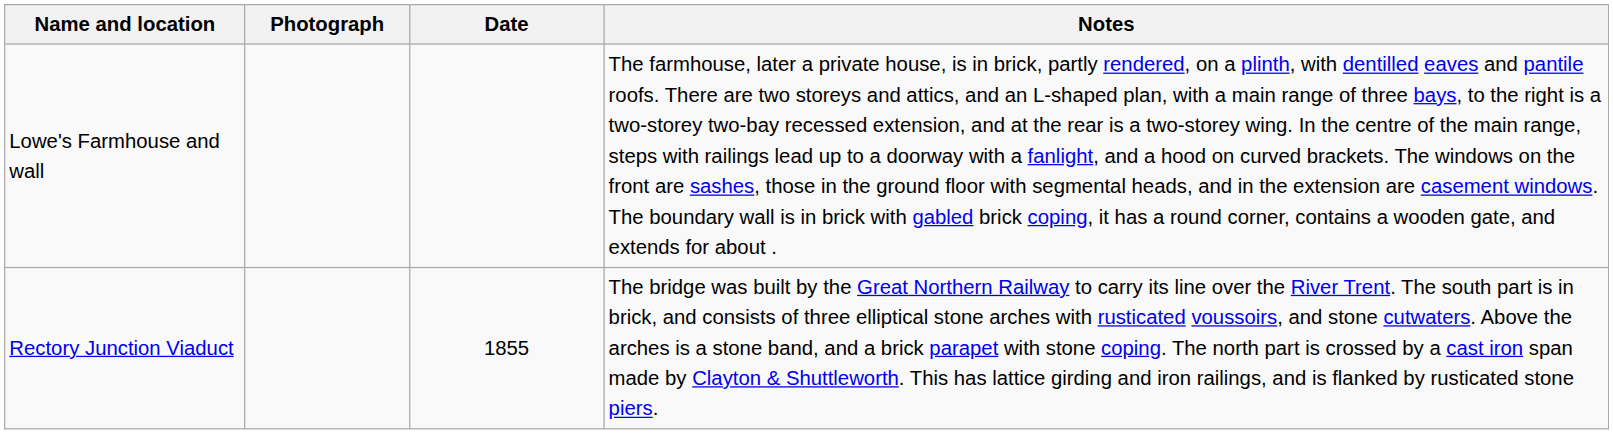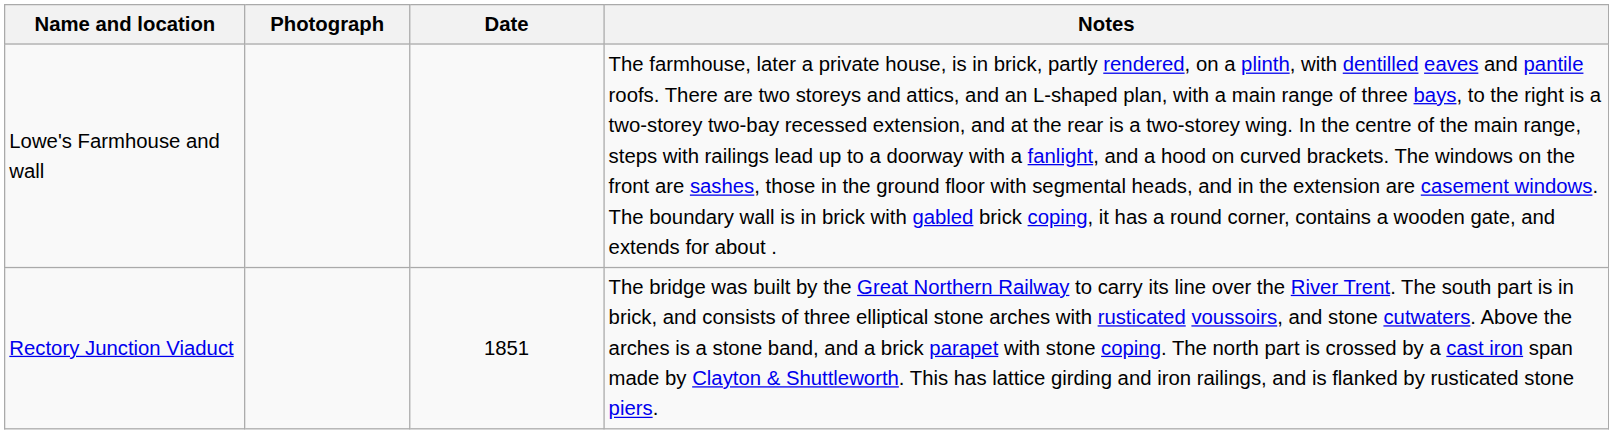(507, 347) 1855 -> (507, 347) 1851
